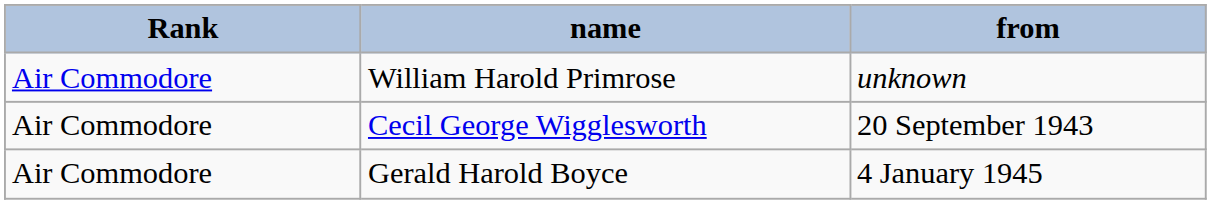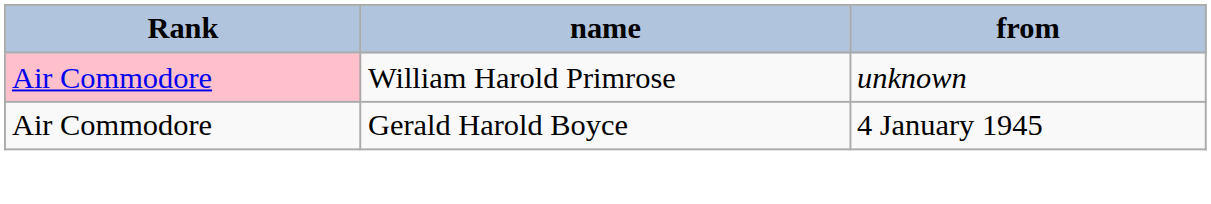(112, 76) no background -> (112, 76) pink background
- row: (537, 125)
